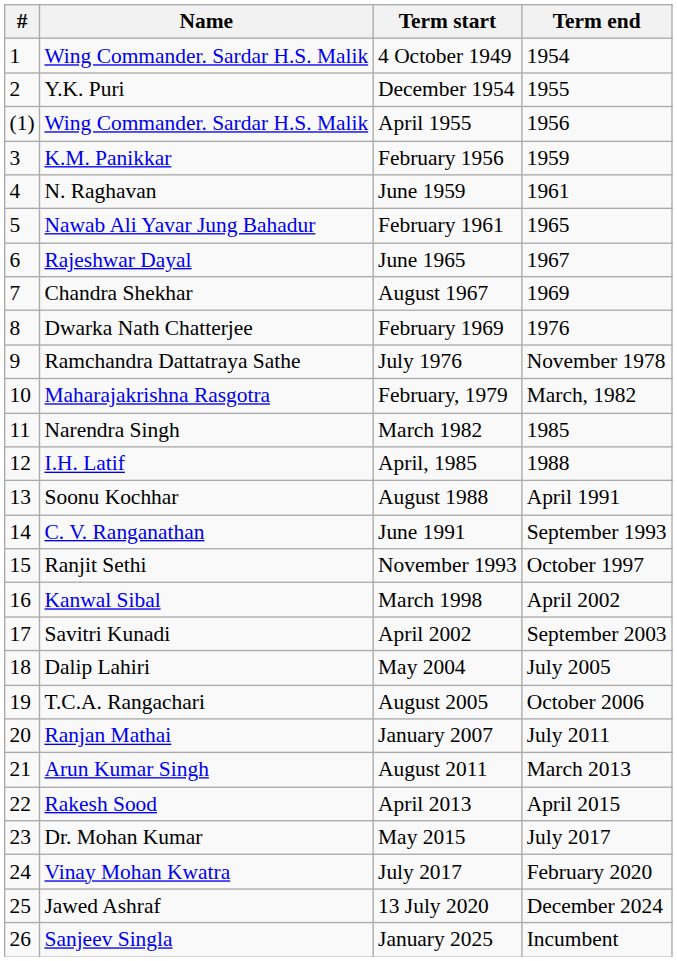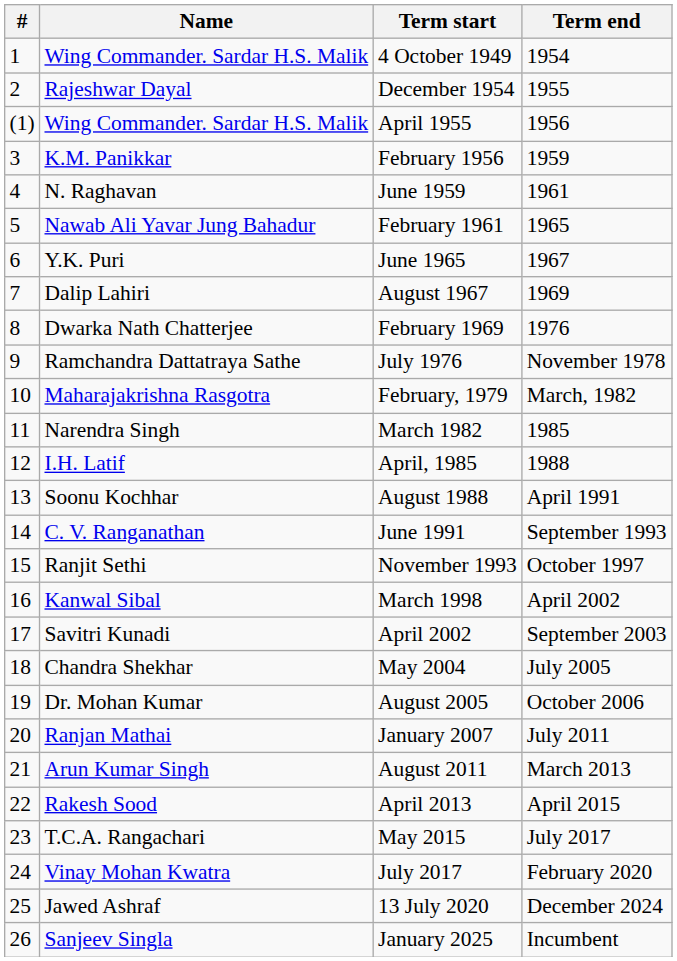(85, 89) Y.K. Puri -> (118, 89) Rajeshwar Dayal
(118, 259) Rajeshwar Dayal -> (85, 259) Y.K. Puri
(119, 293) Chandra Shekhar -> (97, 293) Dalip Lahiri
(97, 667) Dalip Lahiri -> (119, 667) Chandra Shekhar
(125, 701) T.C.A. Rangachari -> (123, 701) Dr. Mohan Kumar
(123, 837) Dr. Mohan Kumar -> (125, 837) T.C.A. Rangachari
